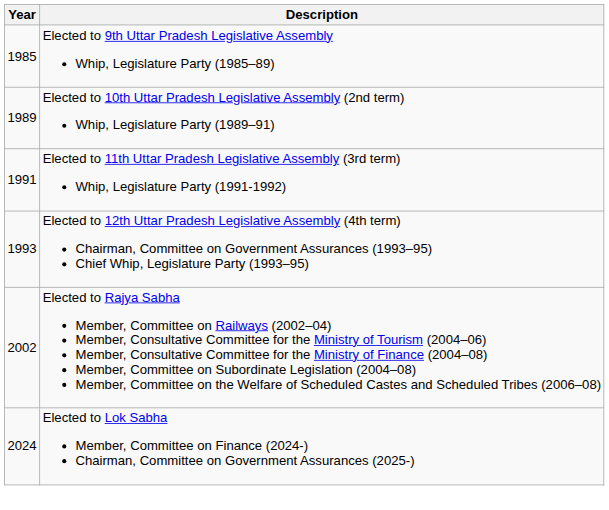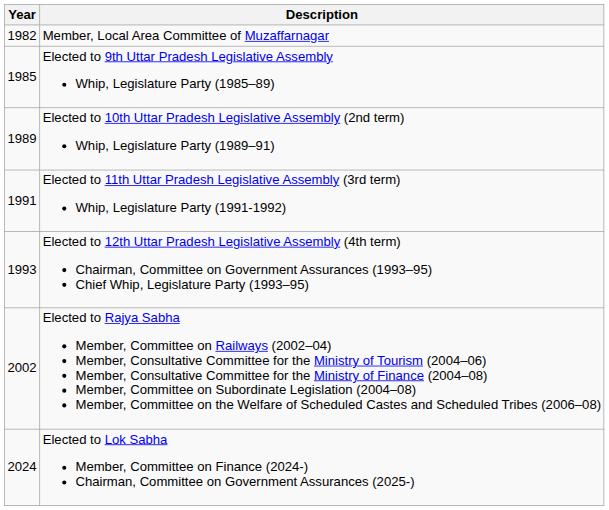+ row: (186, 35)
